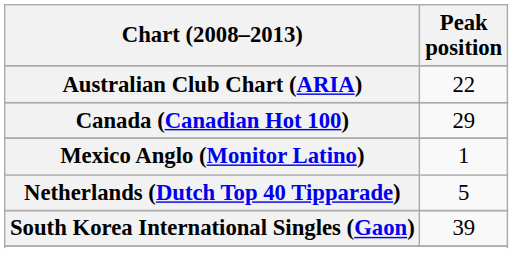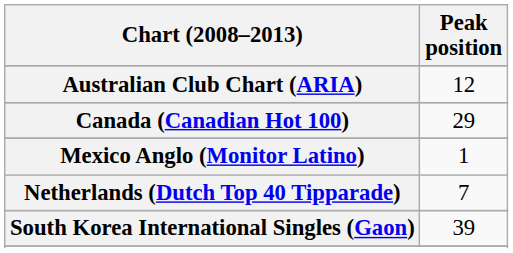(464, 84) 22 -> (464, 84) 12
(464, 192) 5 -> (464, 192) 7
